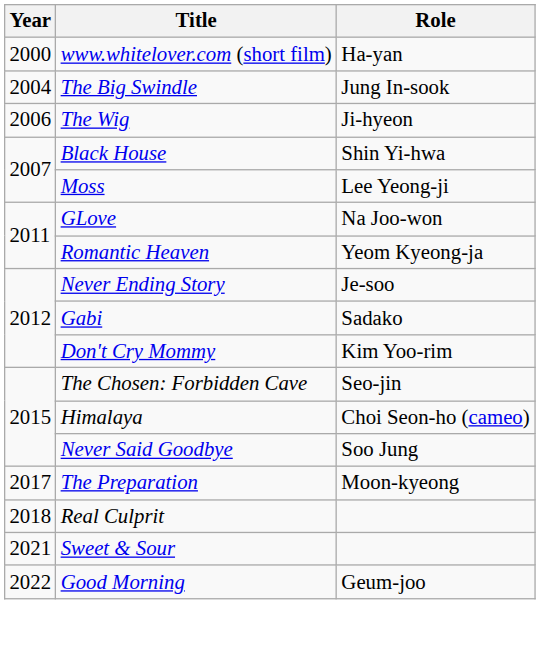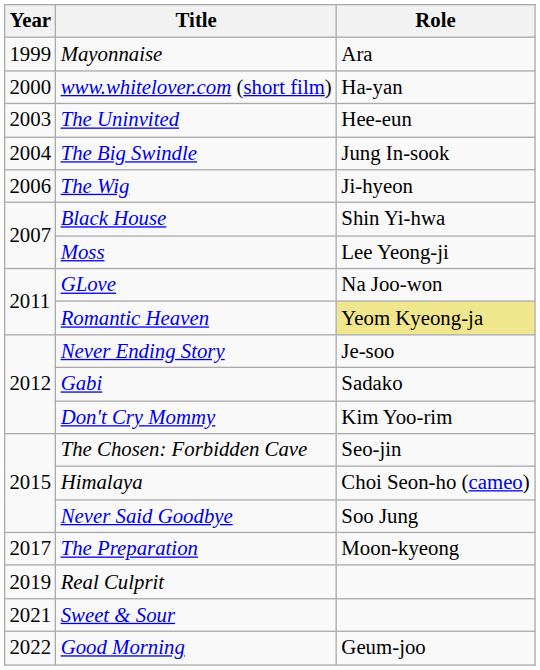+ row: (111, 53)
+ row: (120, 119)
(412, 251) no background -> (412, 317) khaki background
(30, 515) 2018 -> (30, 581) 2019
